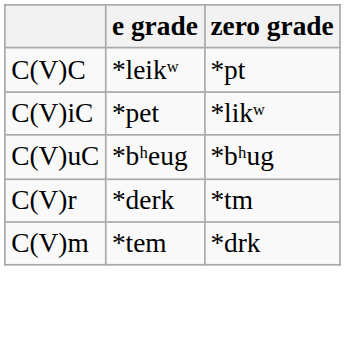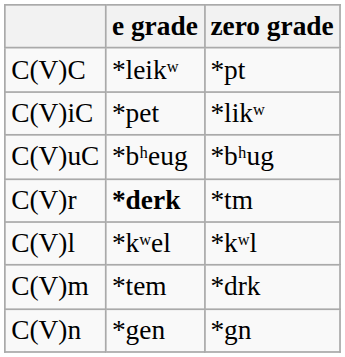(143, 199) normal -> (146, 199) bold
+ row: (43, 243)
+ row: (46, 329)
